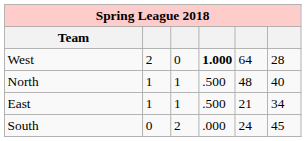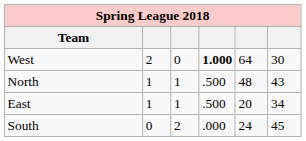(278, 59) 28 -> (278, 59) 30
(278, 81) 40 -> (278, 81) 43
(245, 103) 21 -> (245, 103) 20
